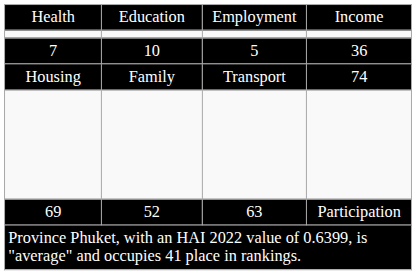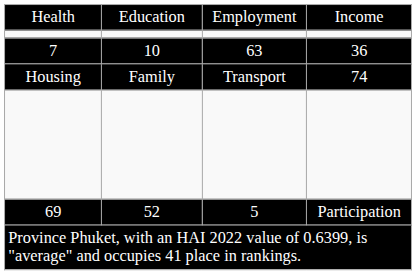(254, 50) 5 -> (254, 50) 63
(254, 212) 63 -> (254, 212) 5
